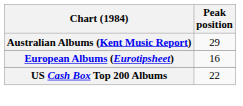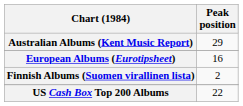+ row: (101, 76)
